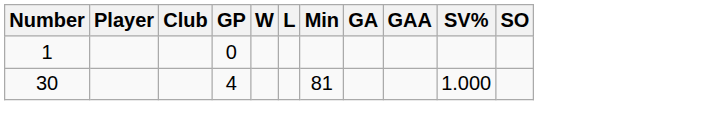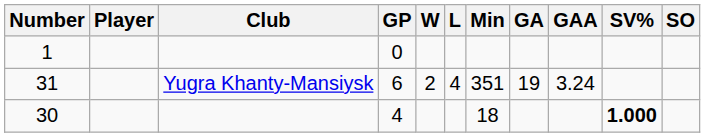+ row: (47, 83)
(322, 83) 81 -> (488, 115) 18
(466, 83) normal -> (632, 115) bold
